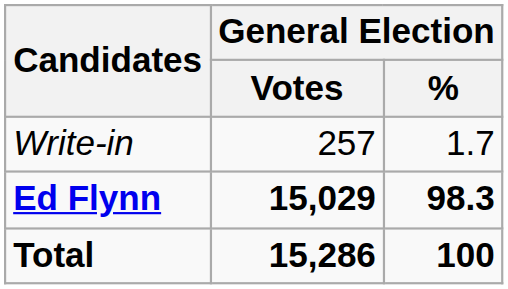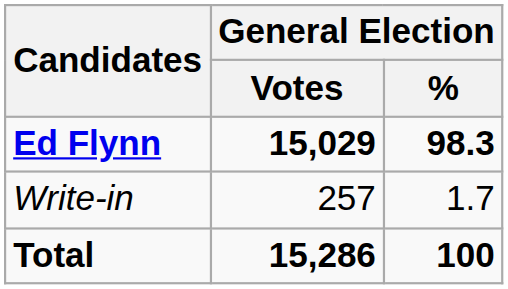rows swapped: (87, 198) <-> (74, 143)
